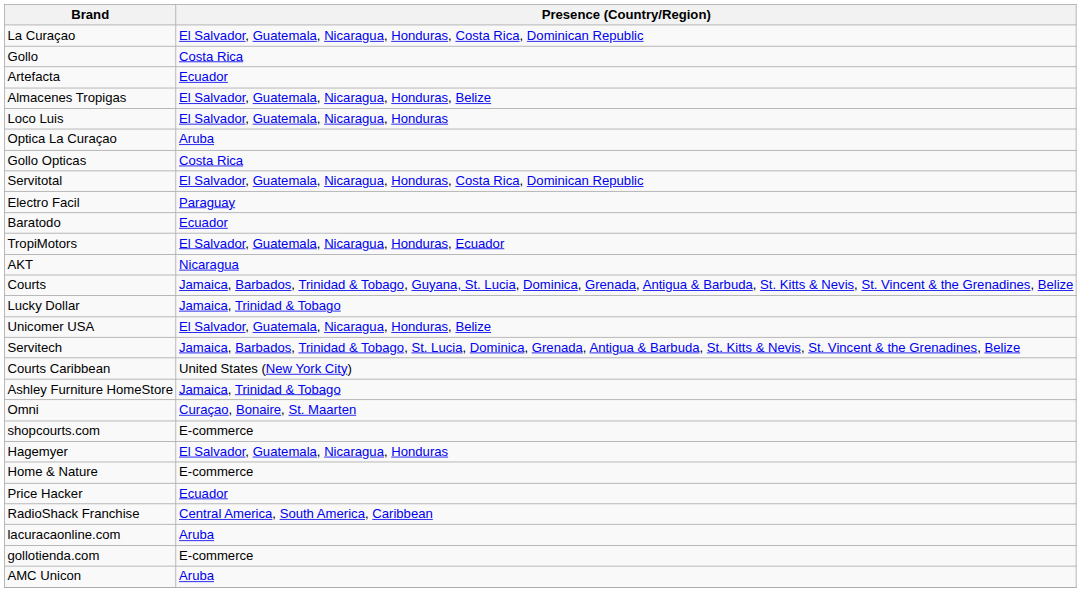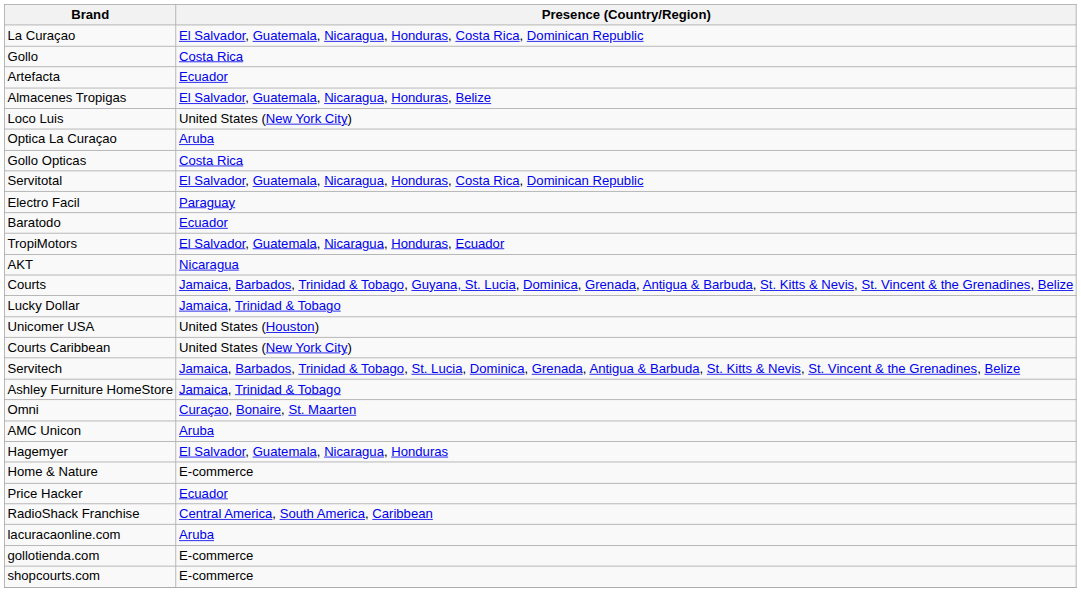(314, 118) El Salvador, Guatemala, Nicaragua, Honduras -> (265, 118) United States (New York City)
(335, 327) El Salvador, Guatemala, Nicaragua, Honduras, Belize -> (249, 327) United States (Houston)
rows swapped: (59, 368) <-> (35, 347)
rows swapped: (44, 576) <-> (54, 431)
